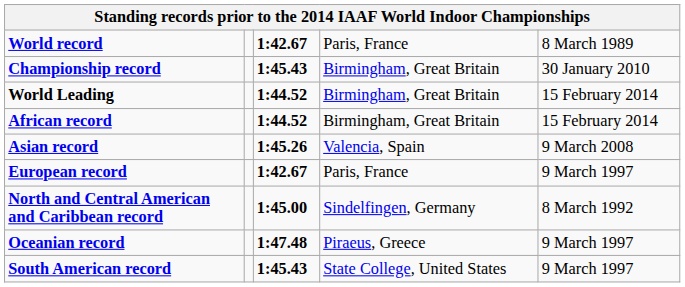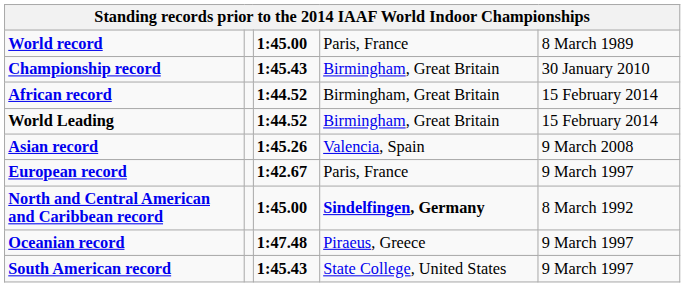(282, 43) 1:42.67 -> (282, 43) 1:45.00
rows swapped: (61, 95) <-> (60, 120)
(399, 207) normal -> (404, 207) bold
